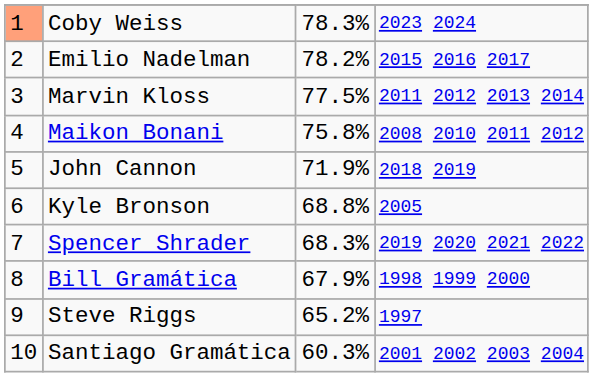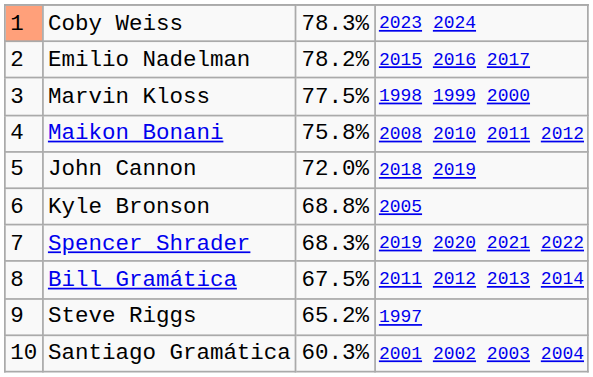(481, 97) 2011 2012 2013 2014 -> (454, 97) 1998 1999 2000
(335, 170) 71.9% -> (335, 170) 72.0%
(335, 280) 67.9% -> (335, 280) 67.5%
(454, 280) 1998 1999 2000 -> (481, 280) 2011 2012 2013 2014
